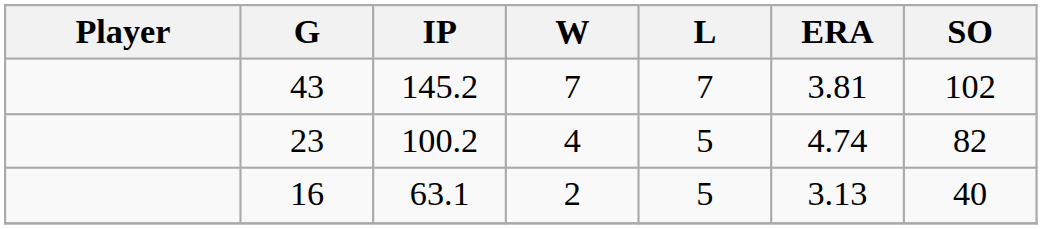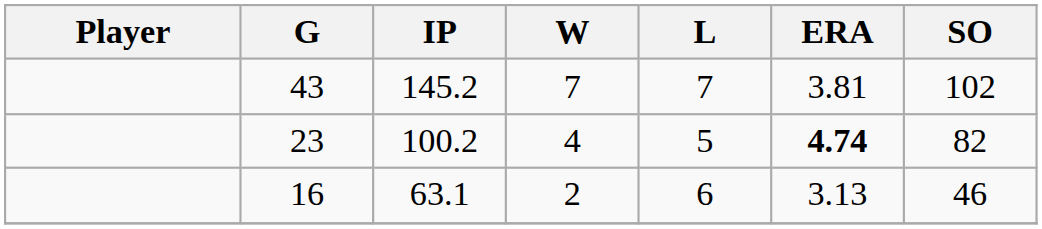(837, 140) normal -> (837, 140) bold
(705, 194) 5 -> (705, 194) 6
(970, 194) 40 -> (970, 194) 46
